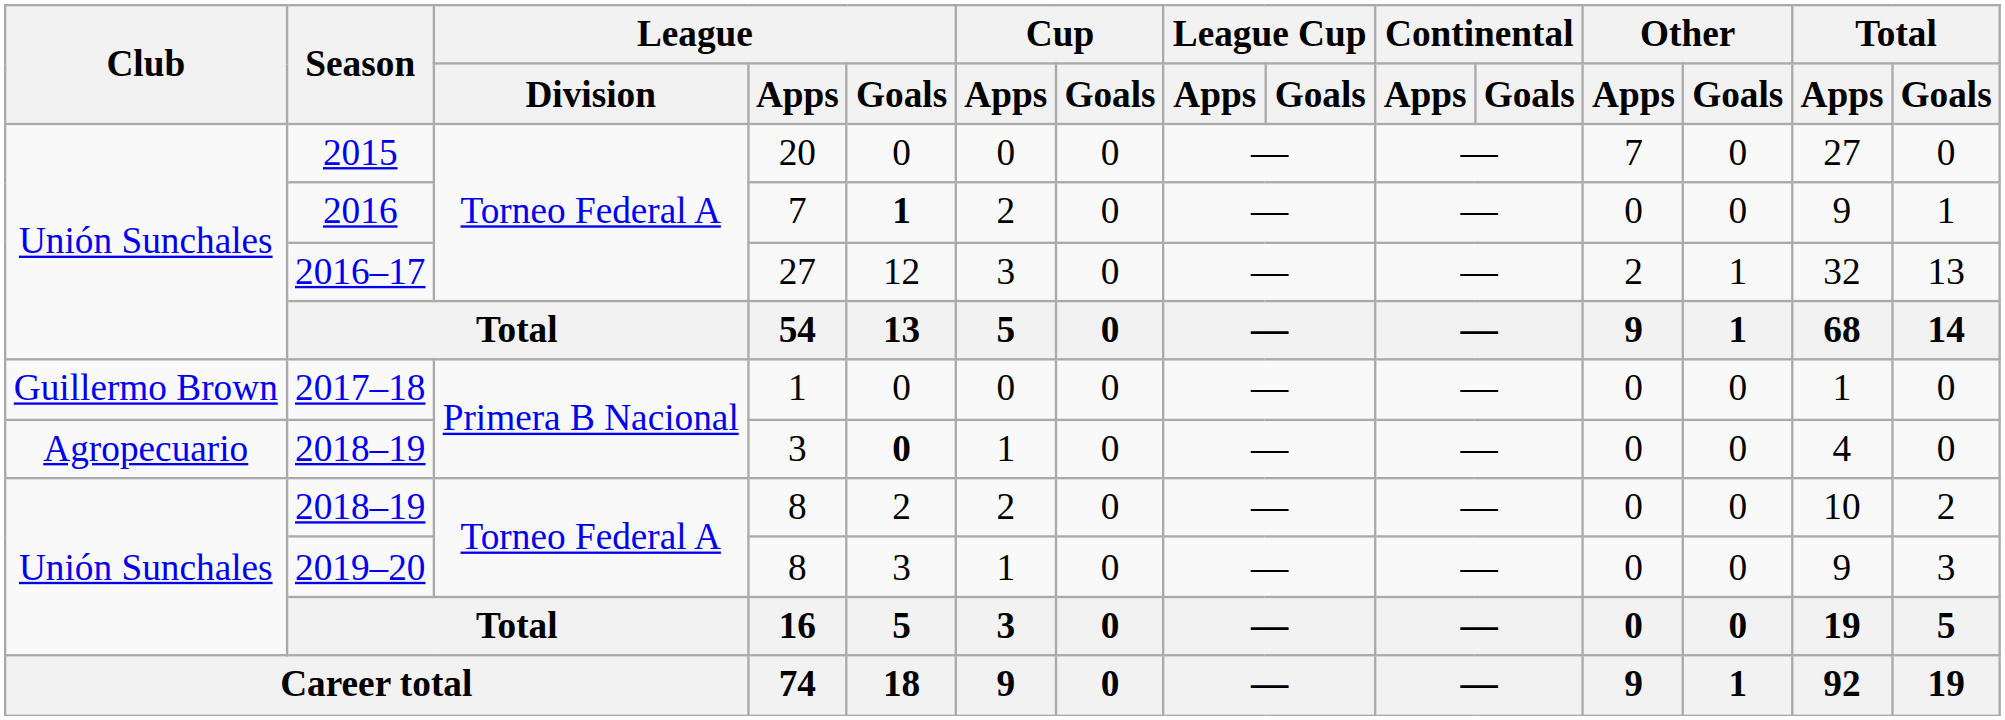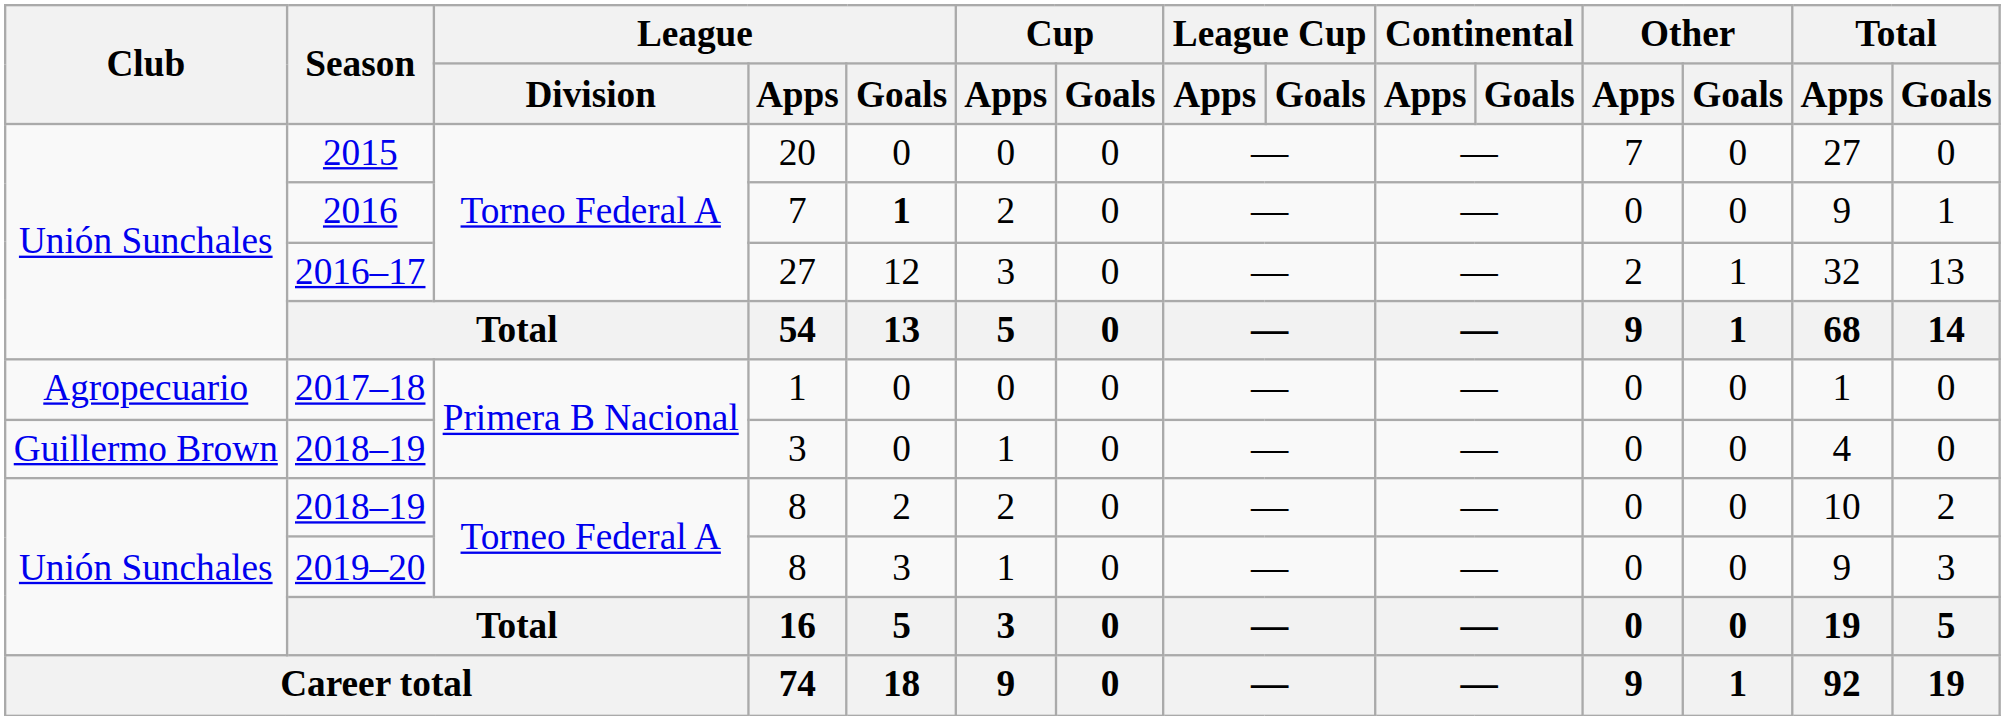(146, 388) Guillermo Brown -> (146, 388) Agropecuario
(146, 447) Agropecuario -> (146, 447) Guillermo Brown
(902, 447) bold -> (902, 447) normal
